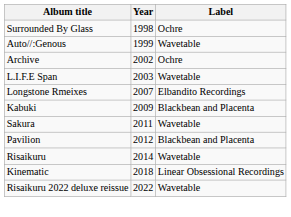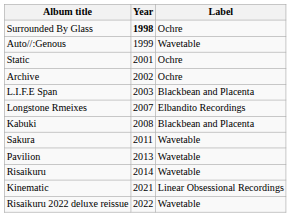(143, 28) normal -> (143, 28) bold
+ row: (18, 60)
(179, 76) Wavetable -> (206, 92) Blackbean and Placenta
(143, 108) 2009 -> (143, 124) 2008
(143, 140) 2012 -> (143, 156) 2013
(206, 140) Blackbean and Placenta -> (179, 156) Wavetable
(143, 172) 2018 -> (143, 188) 2021
